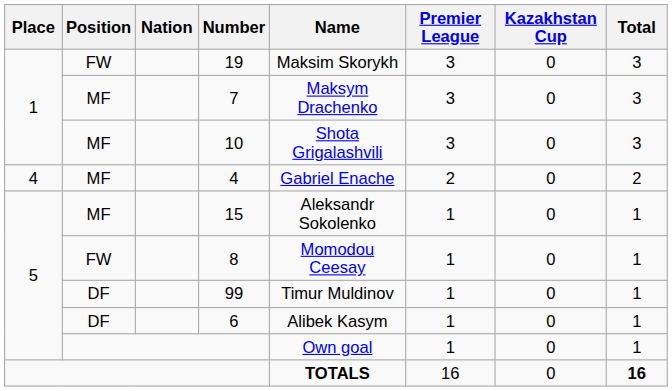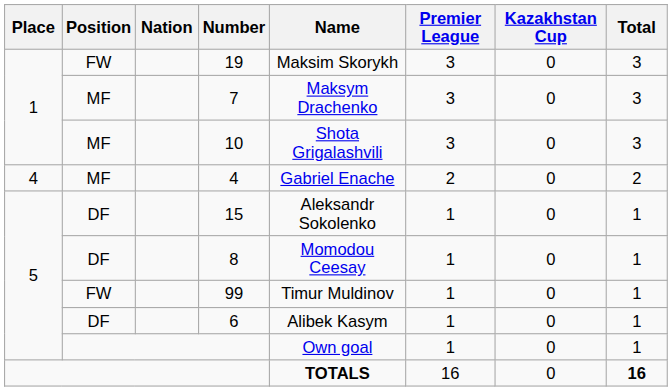(99, 214) MF -> (99, 214) DF
(99, 259) FW -> (99, 259) DF
(99, 294) DF -> (99, 294) FW
